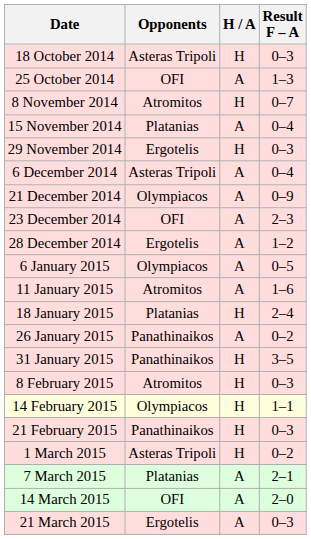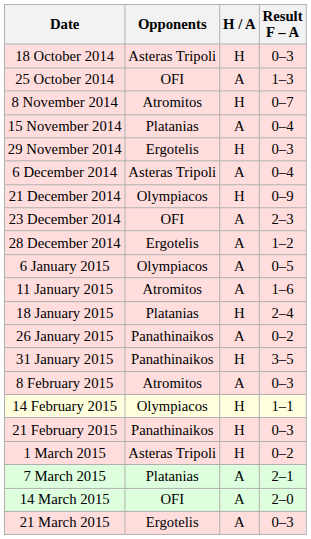(239, 196) A -> (239, 196) H
(239, 382) H -> (239, 382) A
